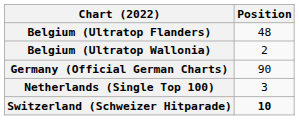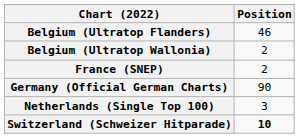(264, 32) 48 -> (264, 32) 46
+ row: (119, 69)
